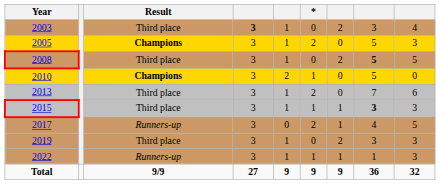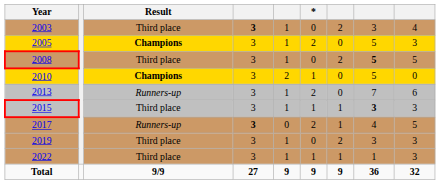(158, 92) Third place -> (158, 92) Runners-up
(253, 125) normal -> (253, 125) bold
(158, 156) Runners-up -> (158, 156) Third place
